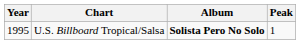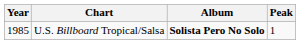(18, 30) 1995 -> (18, 30) 1985
